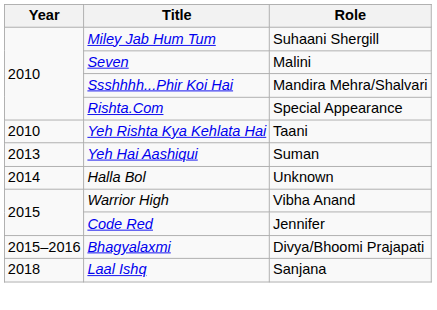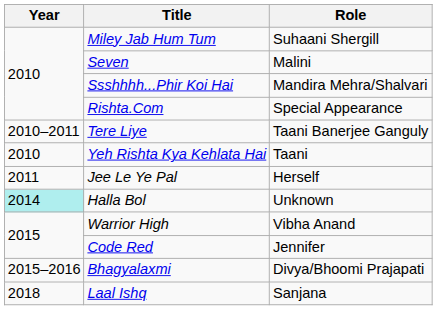+ row: (117, 131)
+ row: (132, 177)
- row: (143, 154)
(24, 177) no background -> (24, 200) paleturquoise background
